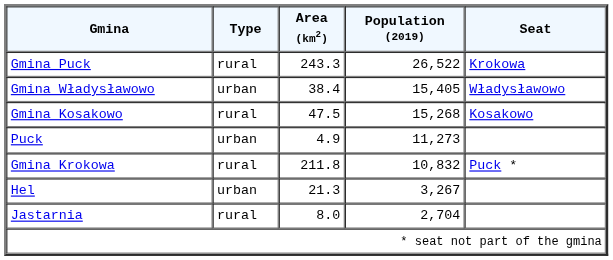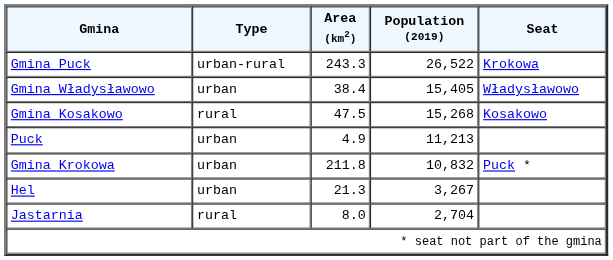(237, 65) rural -> (241, 65) urban-rural
(436, 140) 11,273 -> (450, 140) 11,213
(237, 165) rural -> (217, 165) urban
